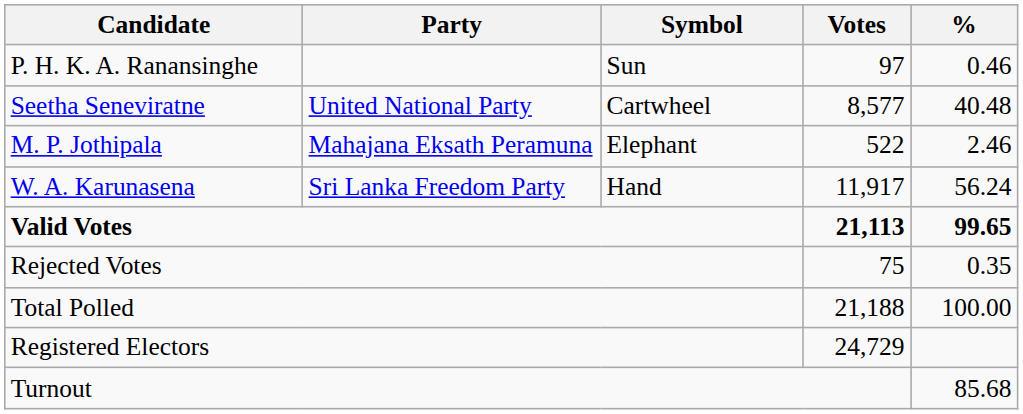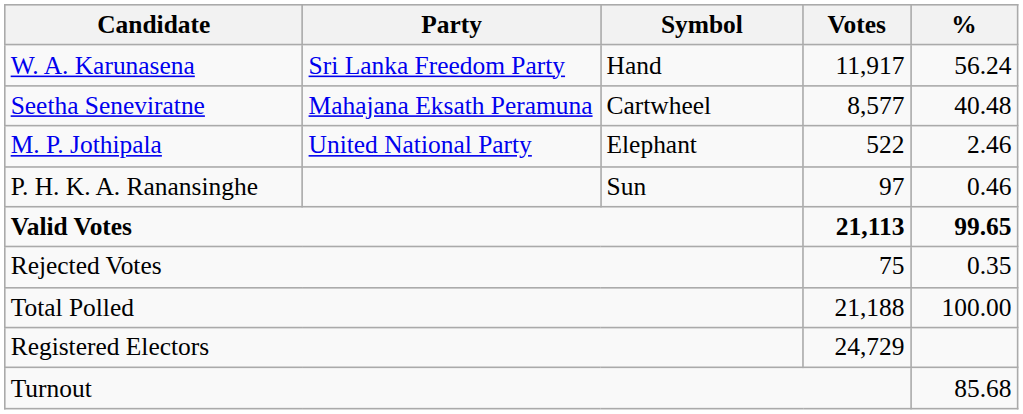rows swapped: (103, 186) <-> (134, 65)
(420, 105) United National Party -> (451, 105) Mahajana Eksath Peramuna
(451, 145) Mahajana Eksath Peramuna -> (420, 145) United National Party
